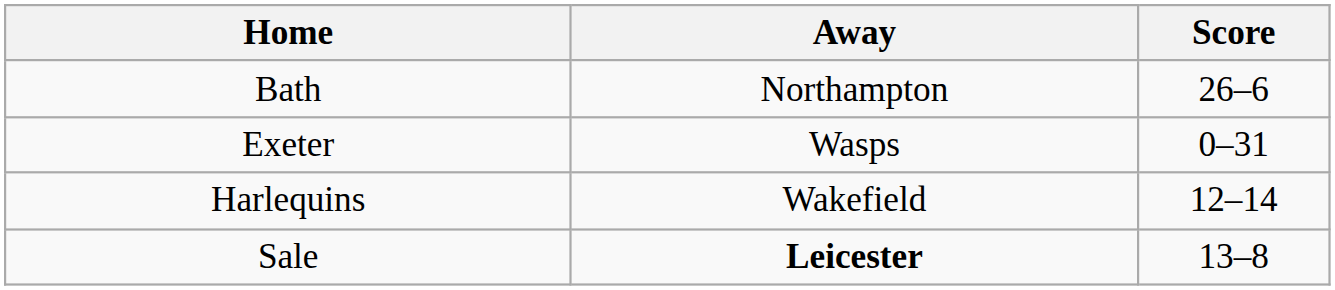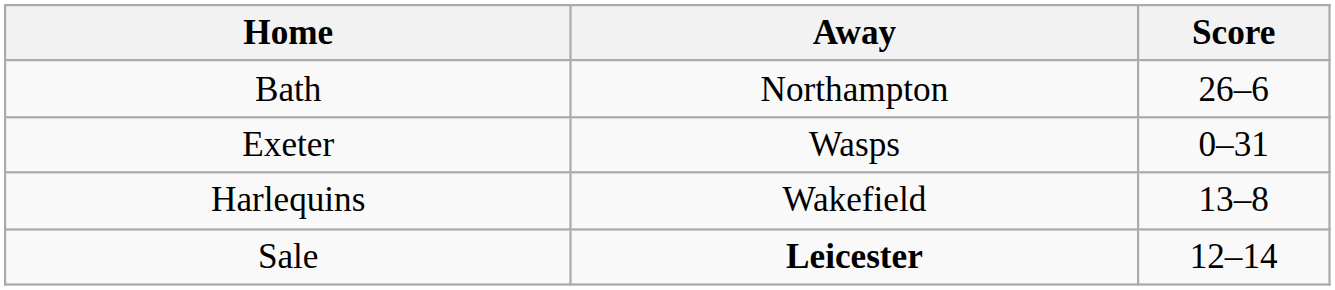(1234, 199) 12–14 -> (1234, 199) 13–8
(1234, 255) 13–8 -> (1234, 255) 12–14
